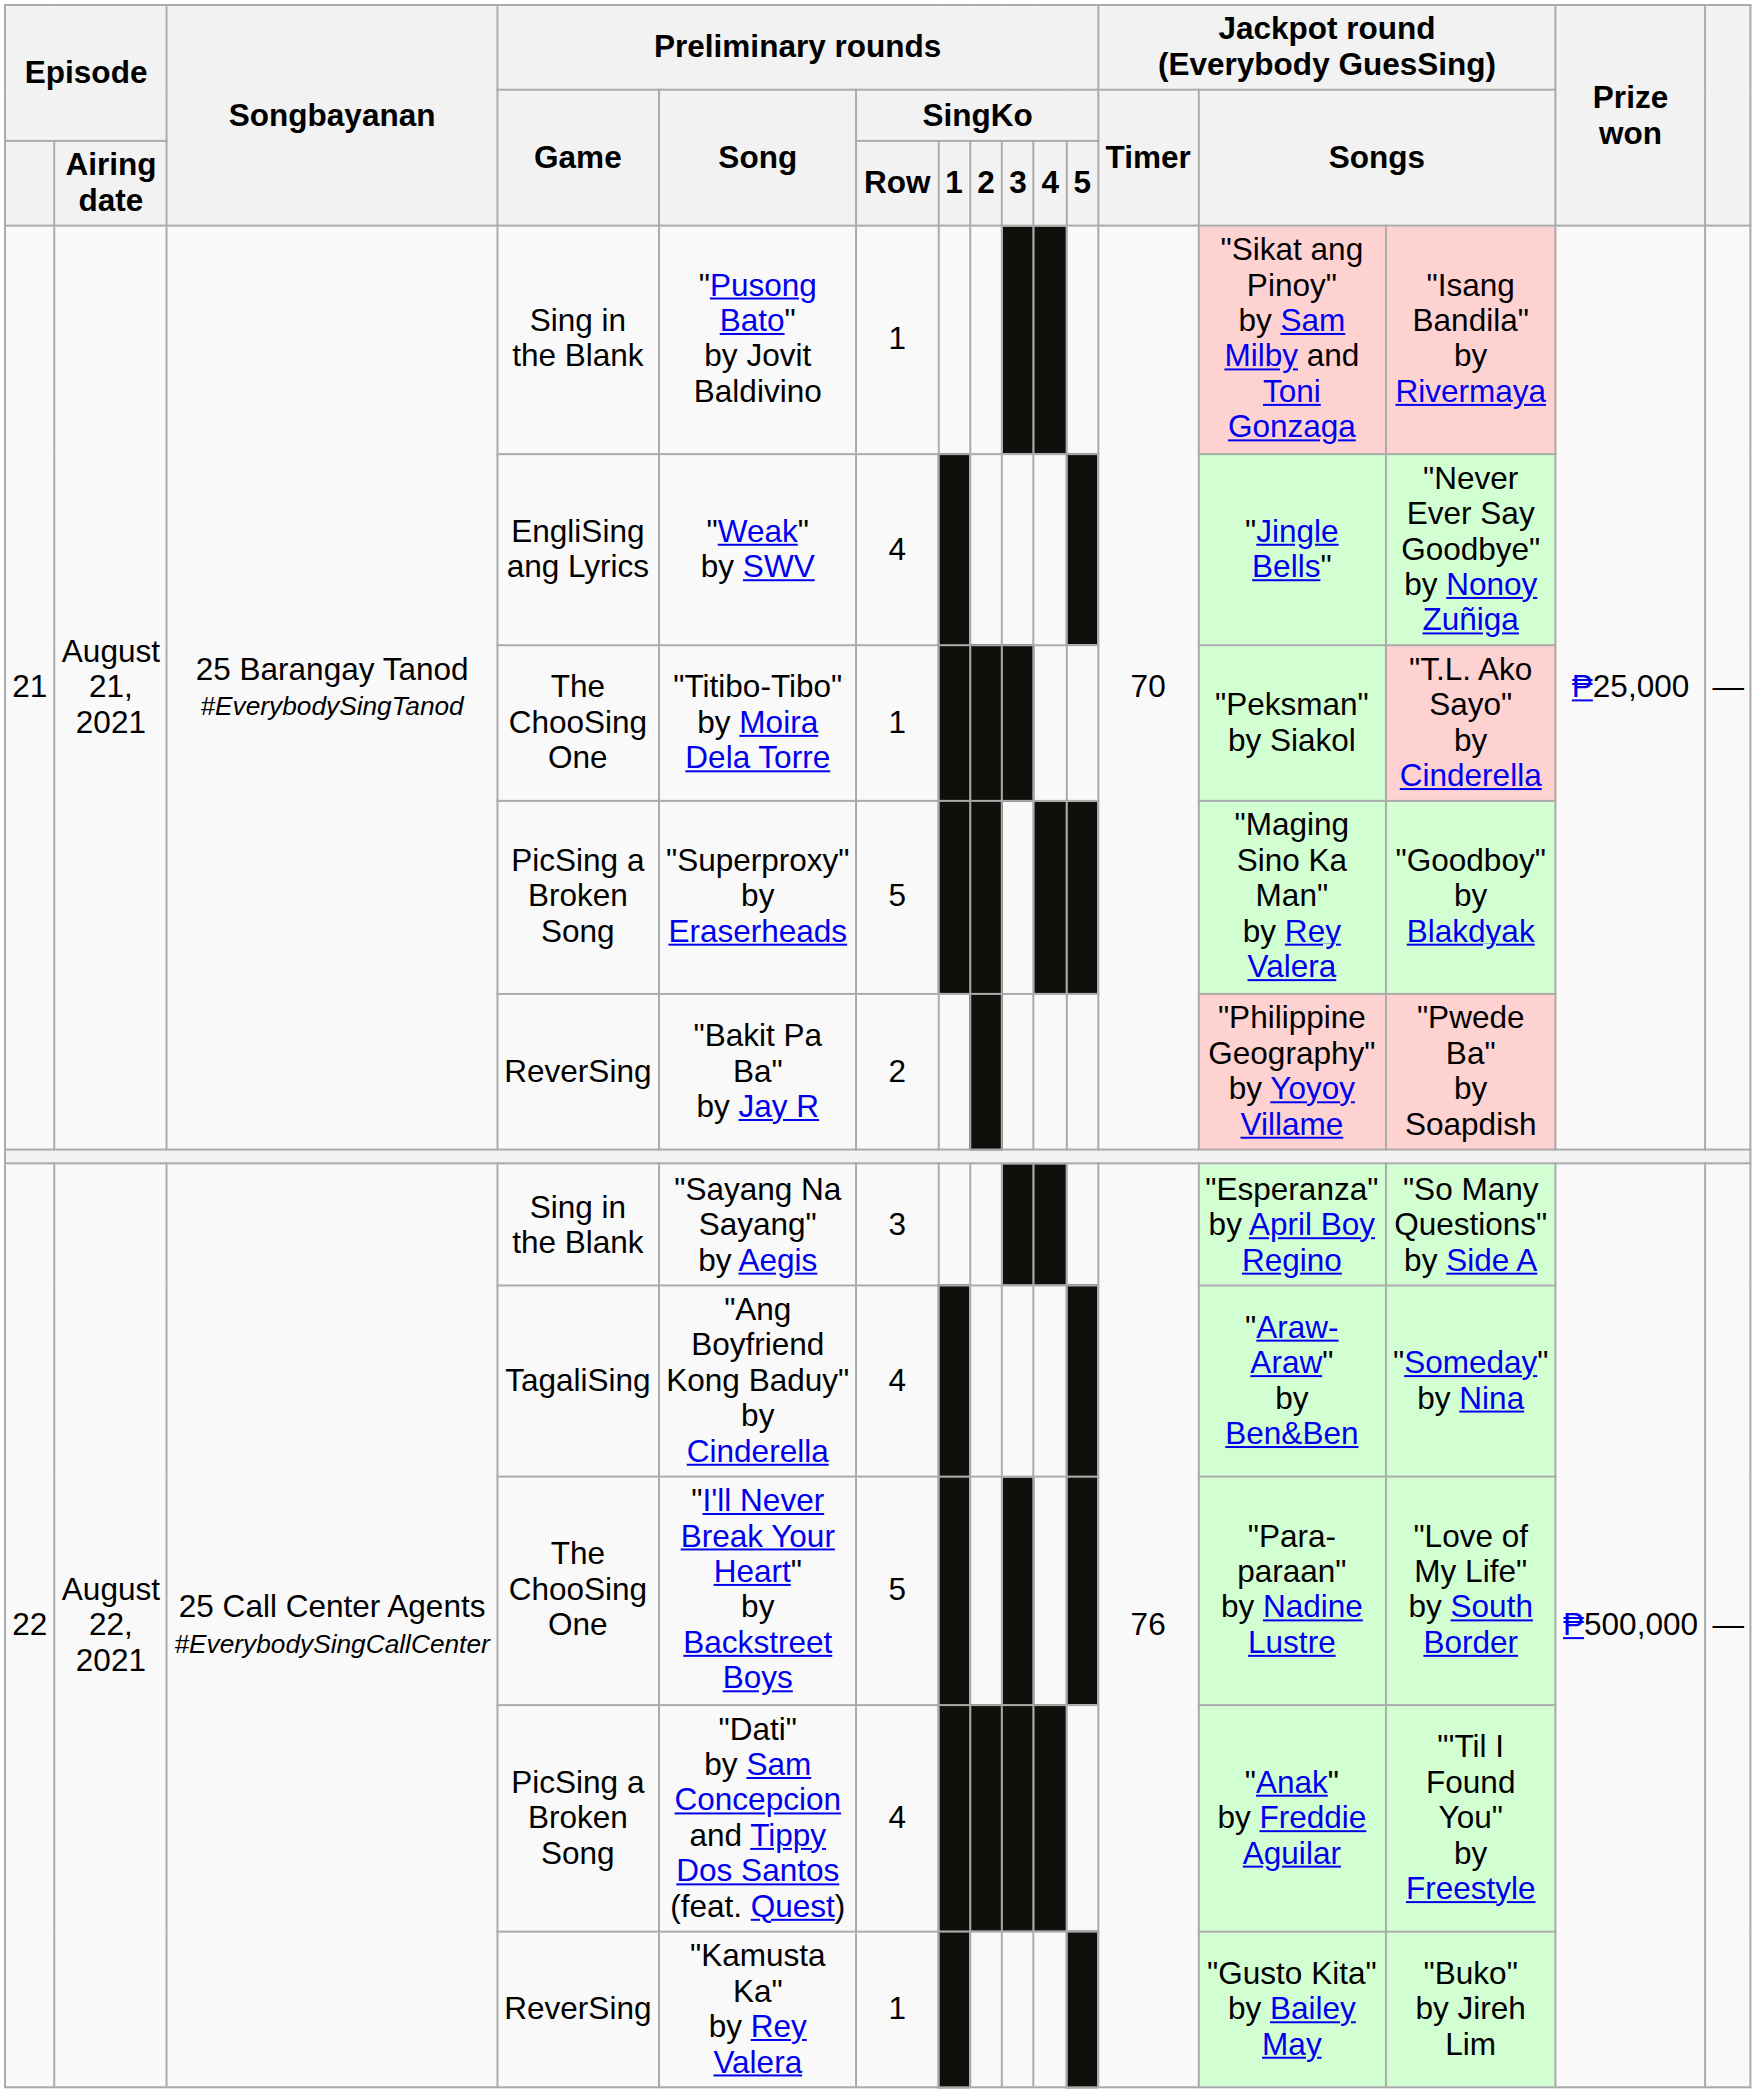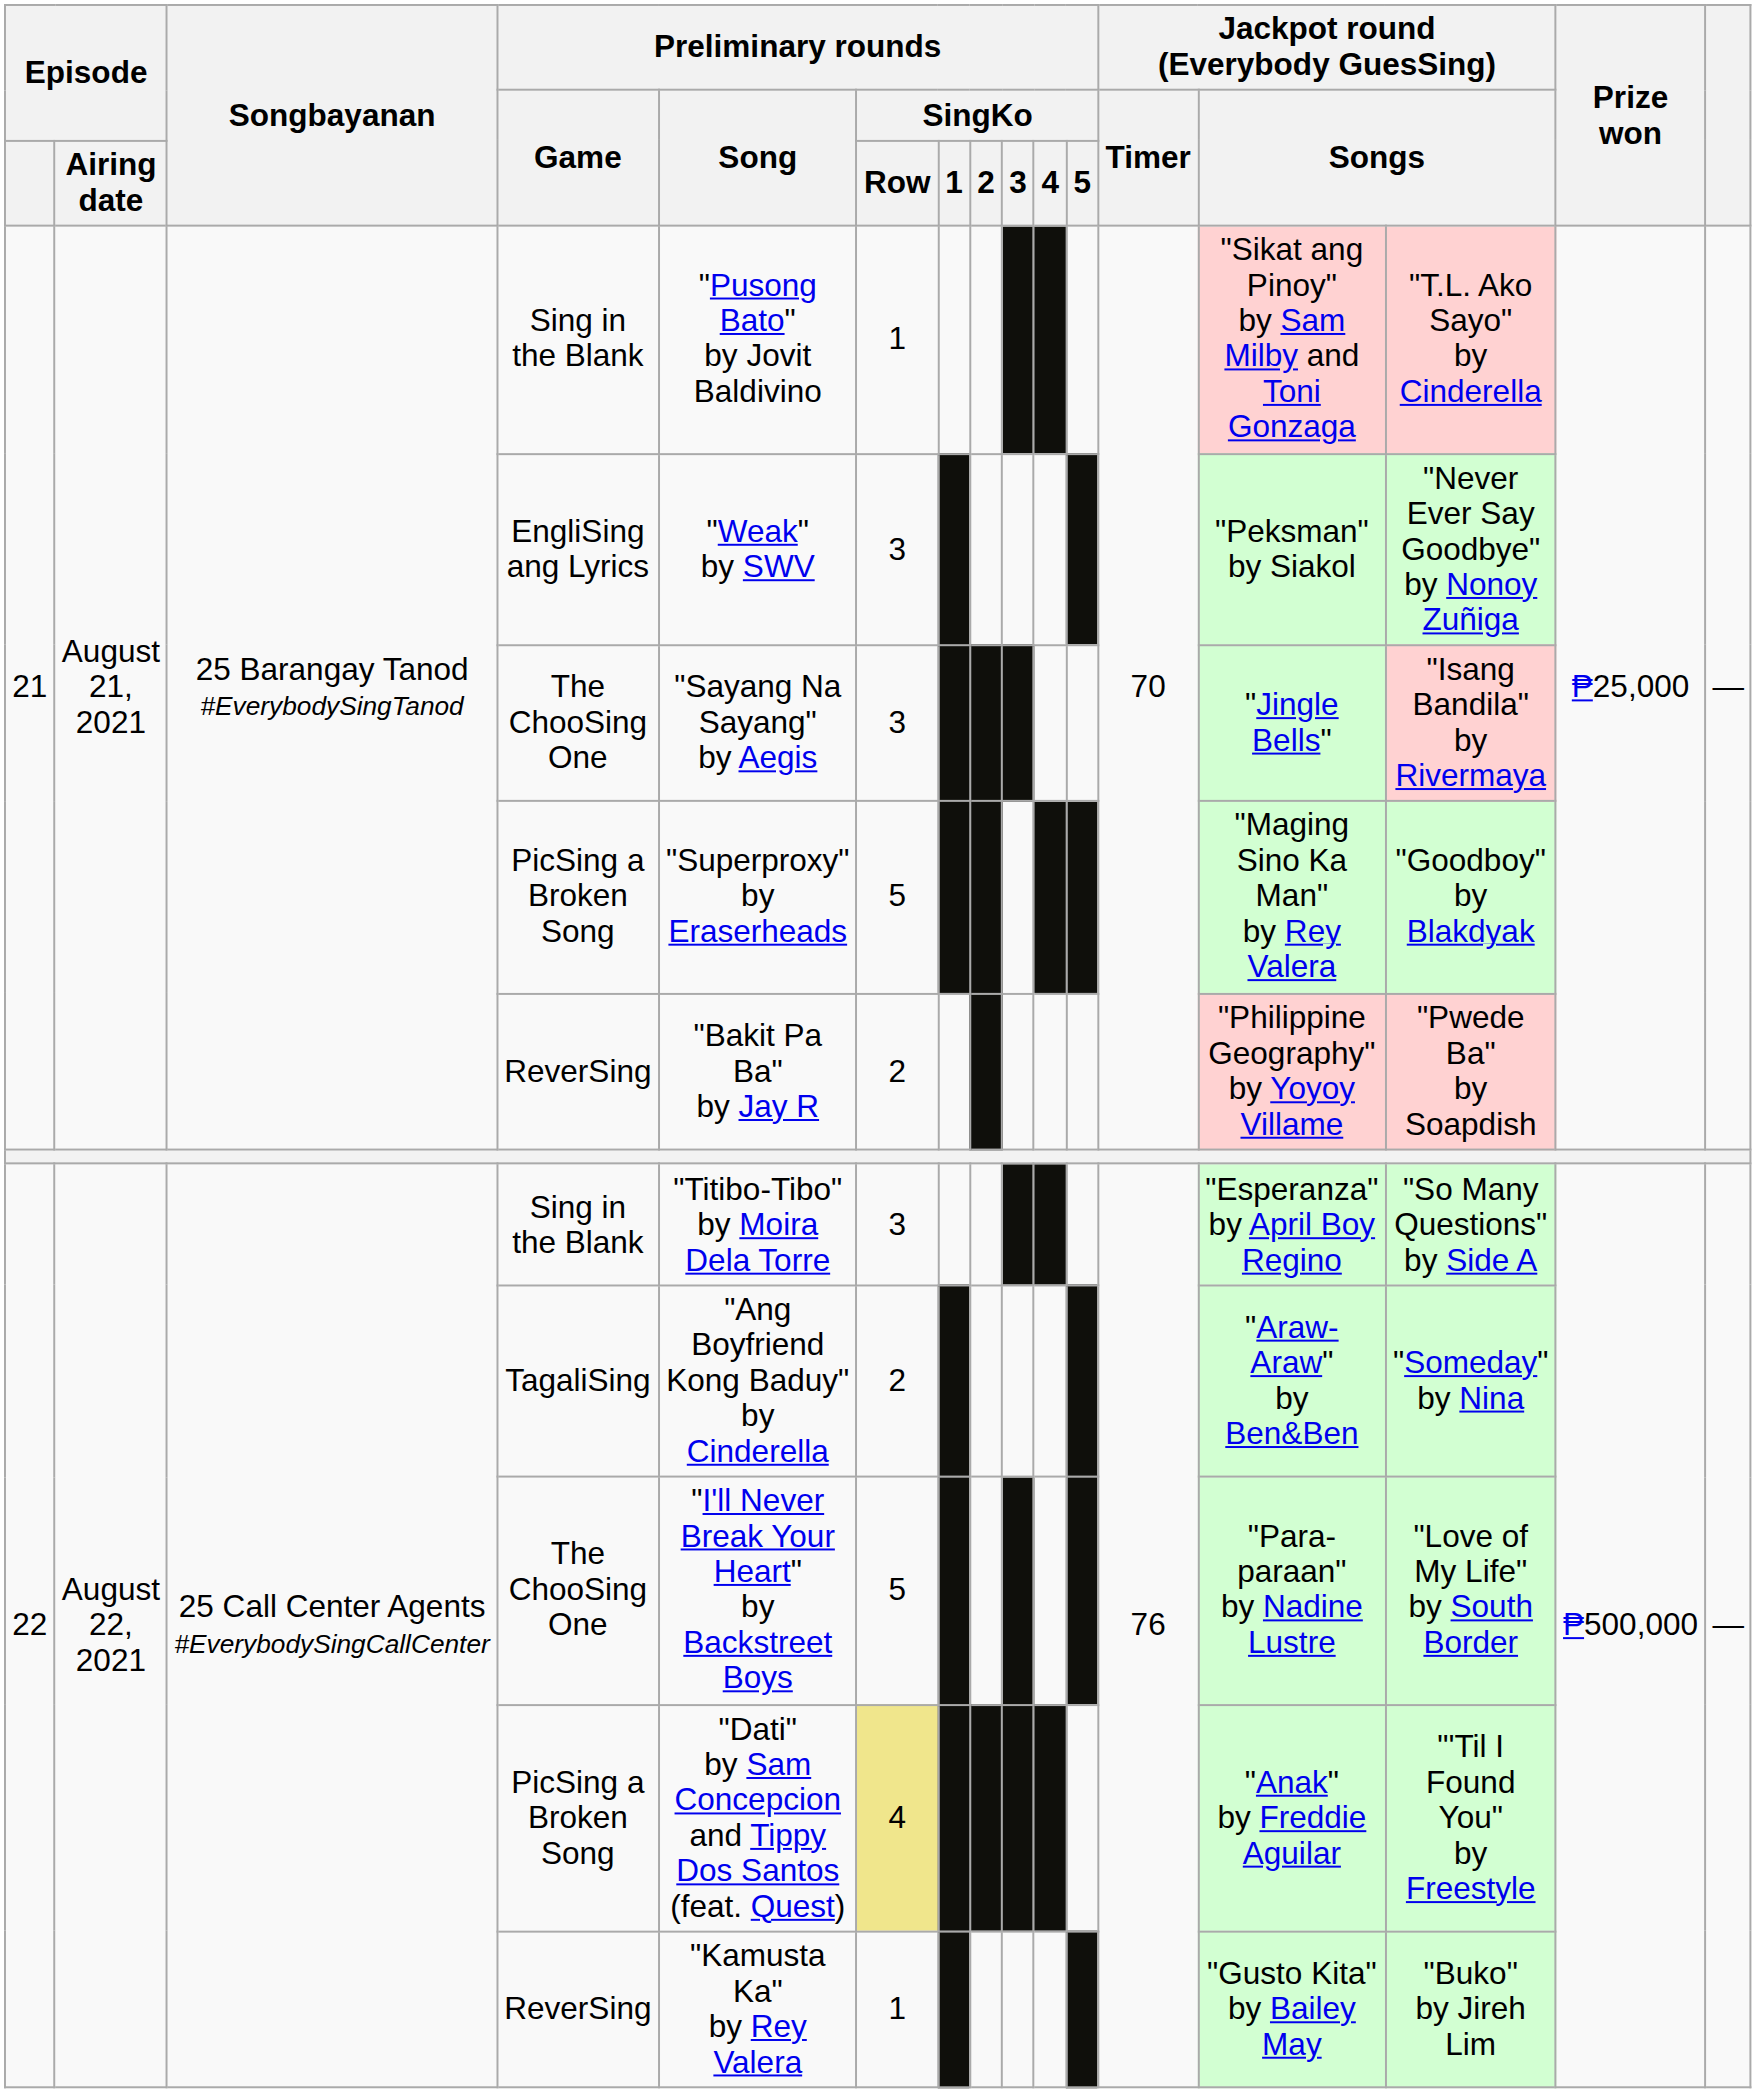(1471, 339) "Isang Bandila" by Rivermaya -> (1471, 339) "T.L. Ako Sayo" by Cinderella
(897, 548) 4 -> (897, 548) 3
(1292, 548) "Jingle Bells" -> (1292, 548) "Peksman" by Siakol
(758, 722) "Titibo-Tibo" by Moira Dela Torre -> (758, 722) "Sayang Na Sayang" by Aegis
(897, 722) 1 -> (897, 722) 3
(1292, 722) "Peksman" by Siakol -> (1292, 722) "Jingle Bells"
(1471, 722) "T.L. Ako Sayo" by Cinderella -> (1471, 722) "Isang Bandila" by Rivermaya
(758, 1224) "Sayang Na Sayang" by Aegis -> (758, 1224) "Titibo-Tibo" by Moira Dela Torre
(897, 1380) 4 -> (897, 1380) 2
(897, 1817) no background -> (897, 1817) khaki background
